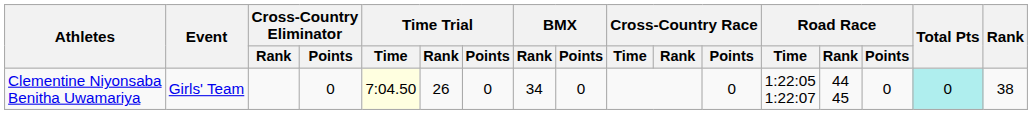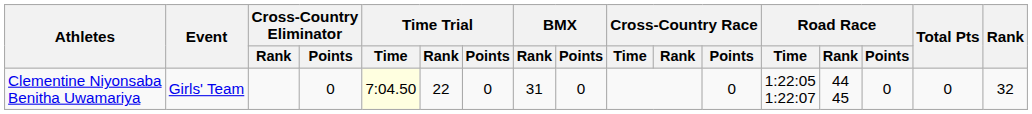(441, 89) 26 -> (441, 89) 22
(534, 89) 34 -> (534, 89) 31
(948, 89) paleturquoise background -> (948, 89) no background
(1005, 89) 38 -> (1005, 89) 32
